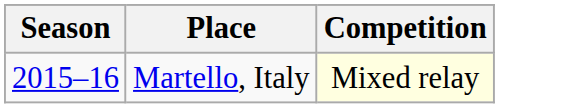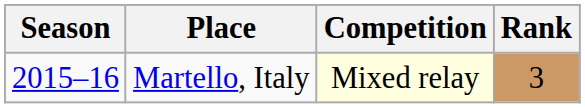+ column: (536, 28)
